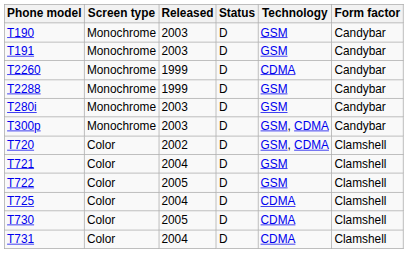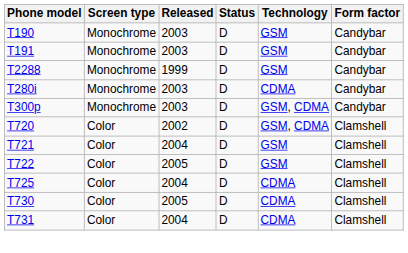- row: (24, 70)
(274, 107) GSM -> (278, 88) CDMA
